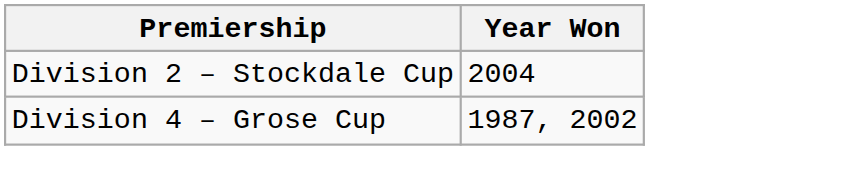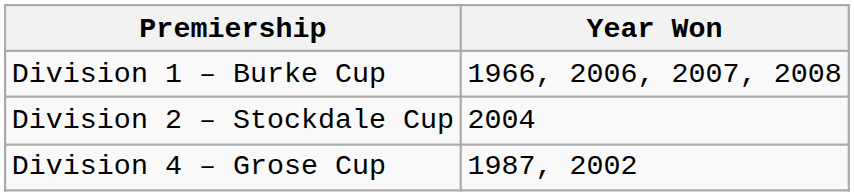+ row: (199, 74)
